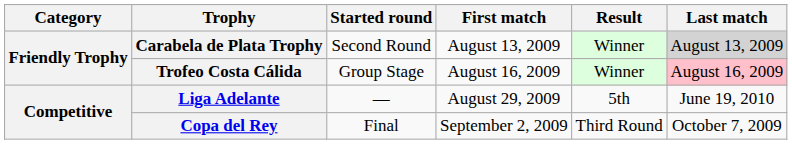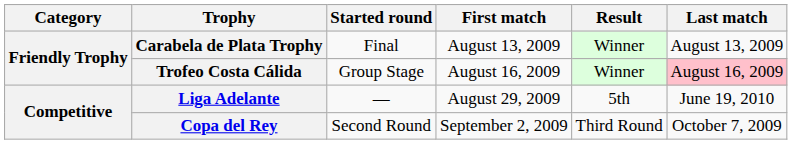(381, 44) Second Round -> (381, 44) Final
(727, 44) lightgrey background -> (727, 44) no background
(381, 125) Final -> (381, 125) Second Round
